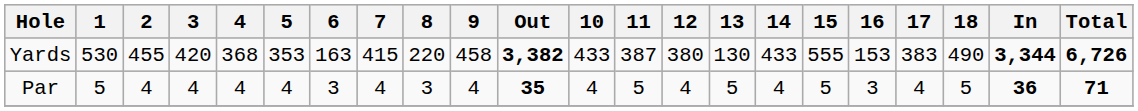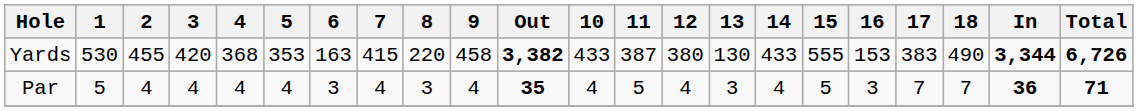(732, 88) 5 -> (732, 88) 3
(919, 88) 4 -> (919, 88) 7
(966, 88) 5 -> (966, 88) 7
